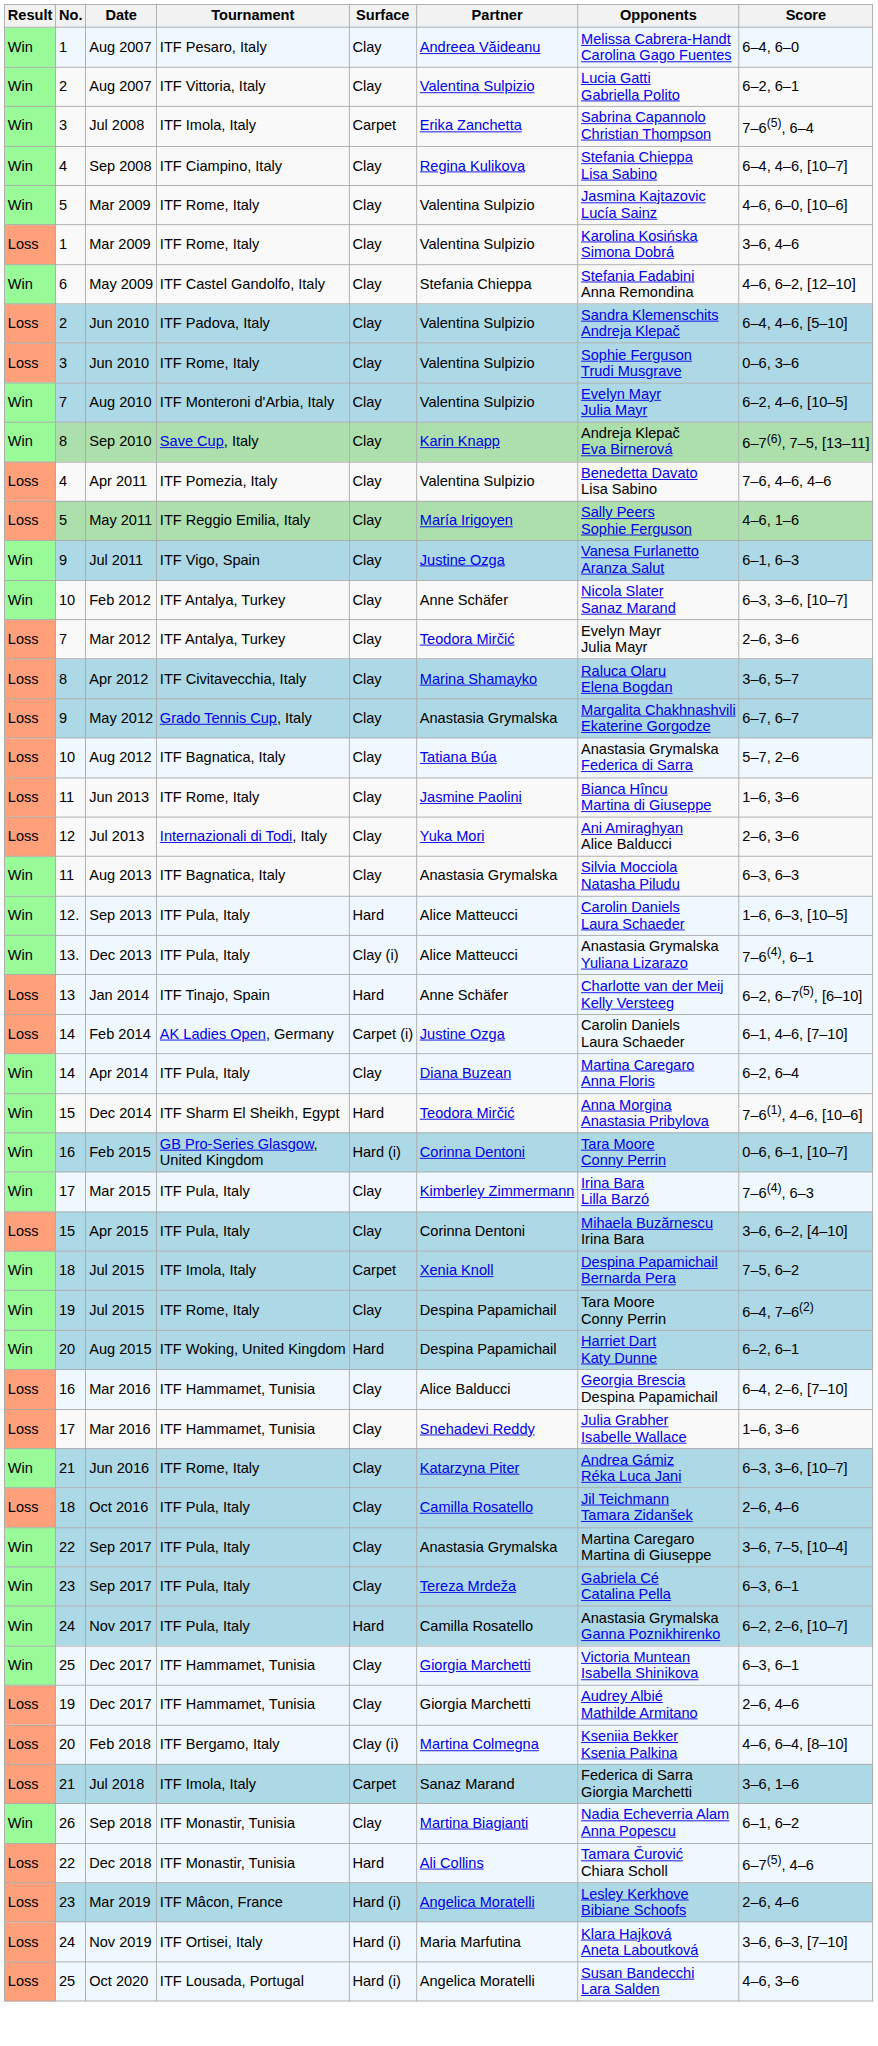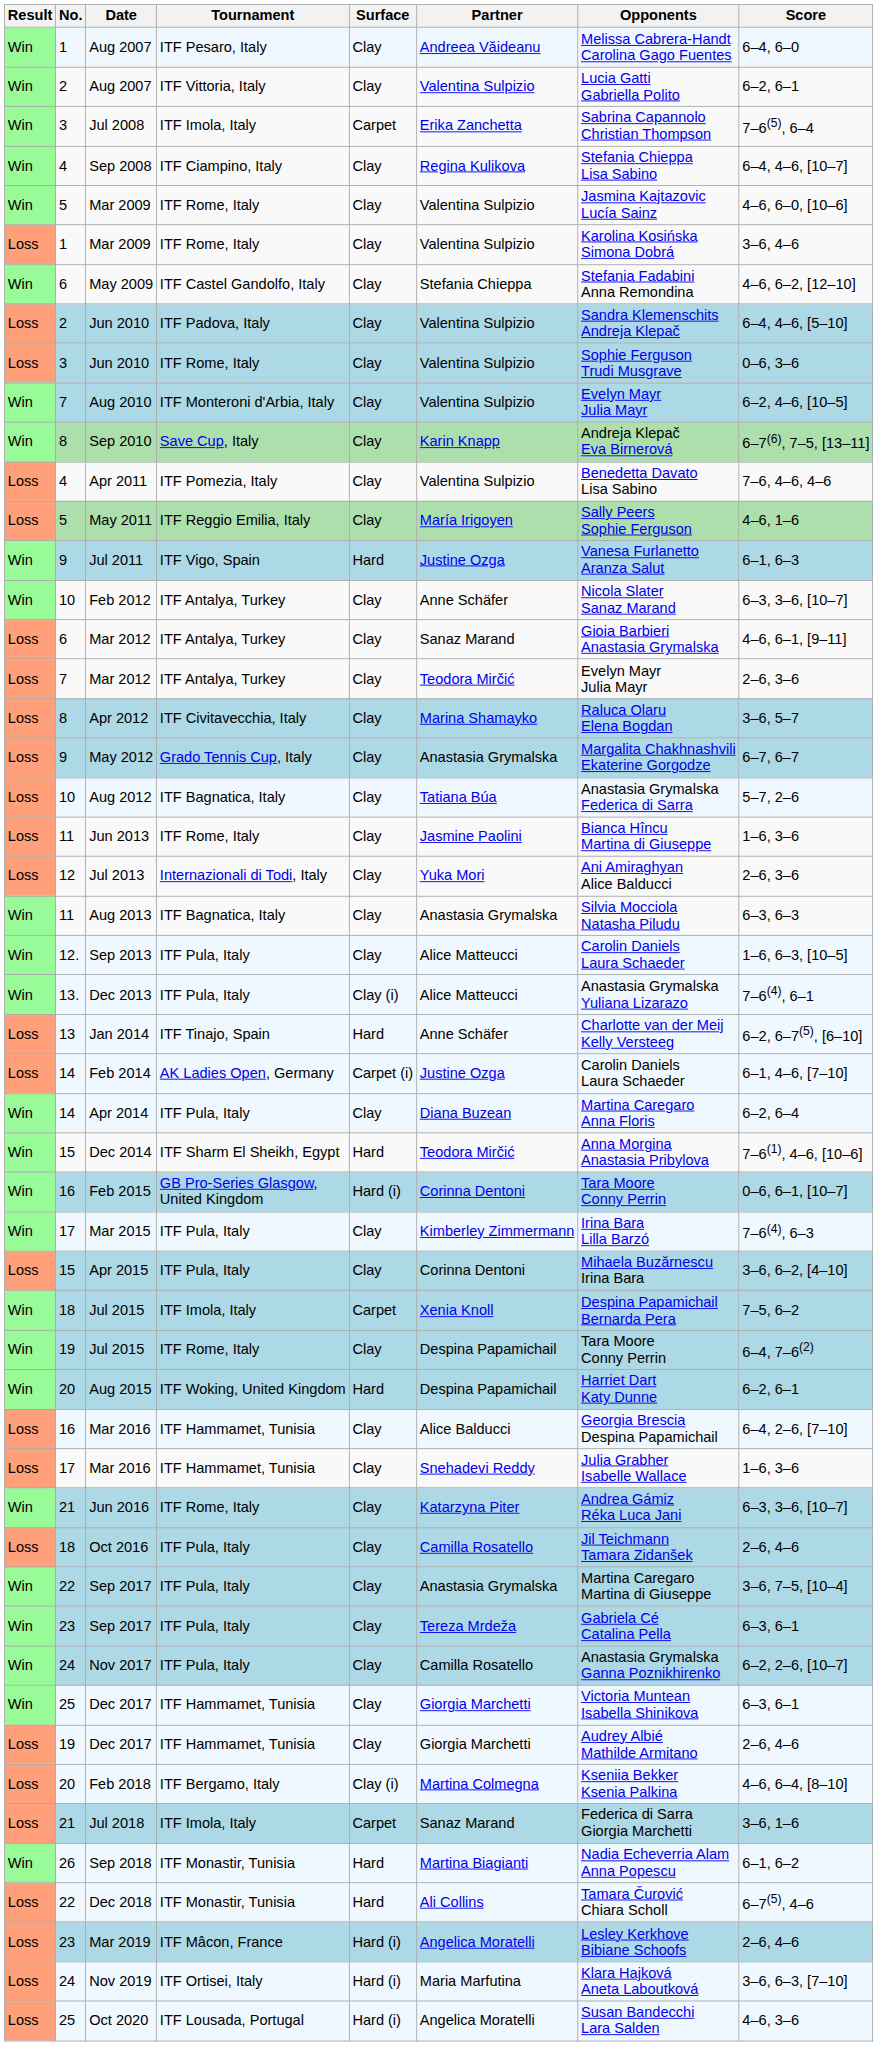(367, 560) Clay -> (368, 560) Hard
+ row: (63, 639)
(368, 915) Hard -> (367, 955) Clay
(368, 1626) Hard -> (367, 1665) Clay
(367, 1823) Clay -> (368, 1863) Hard
